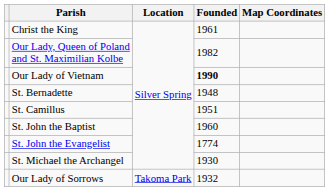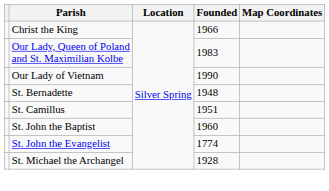(207, 30) 1961 -> (207, 30) 1966
(207, 53) 1982 -> (207, 53) 1983
(207, 76) bold -> (207, 76) normal
(207, 161) 1930 -> (207, 161) 1928
- row: (57, 178)
